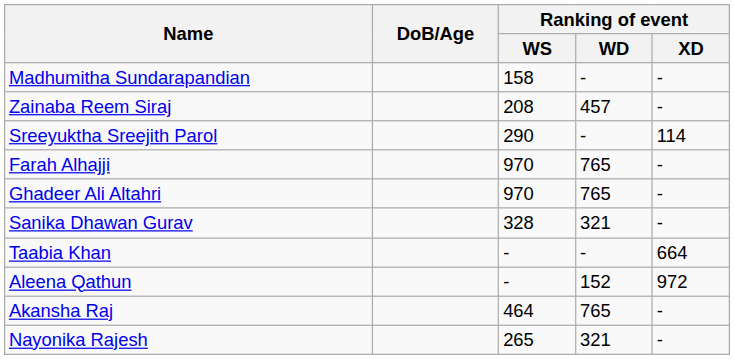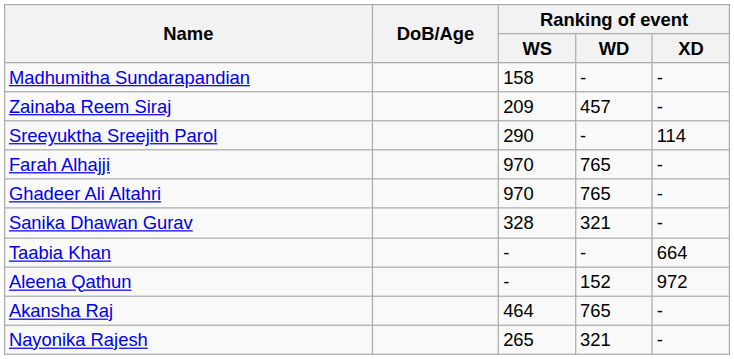(518, 107) 208 -> (518, 107) 209
